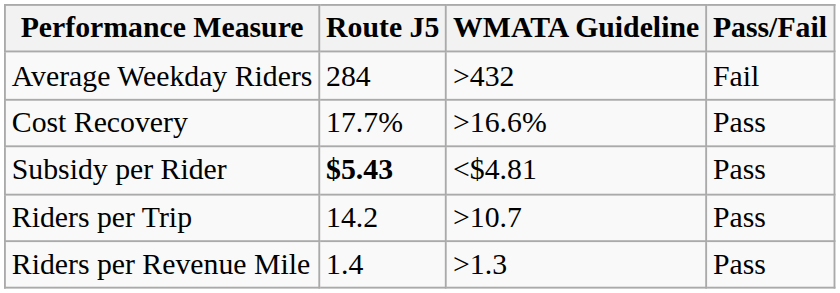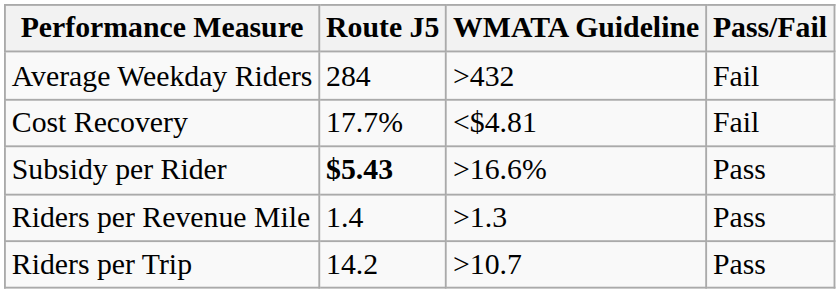(500, 122) >16.6% -> (495, 122) <$4.81
(739, 122) Pass -> (736, 122) Fail
(495, 169) <$4.81 -> (500, 169) >16.6%
rows swapped: (102, 216) <-> (161, 264)
